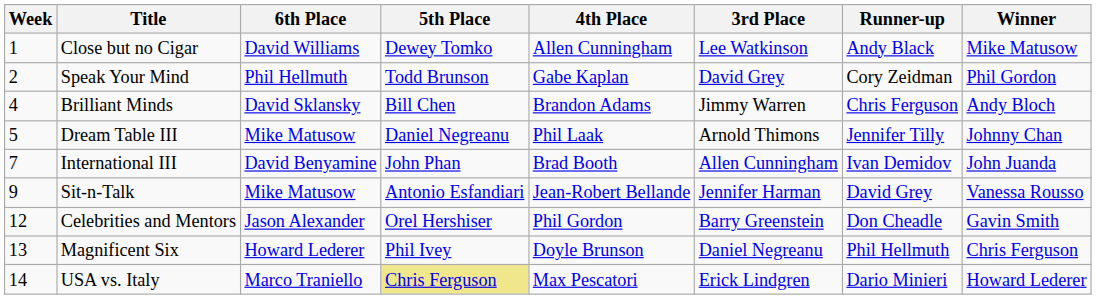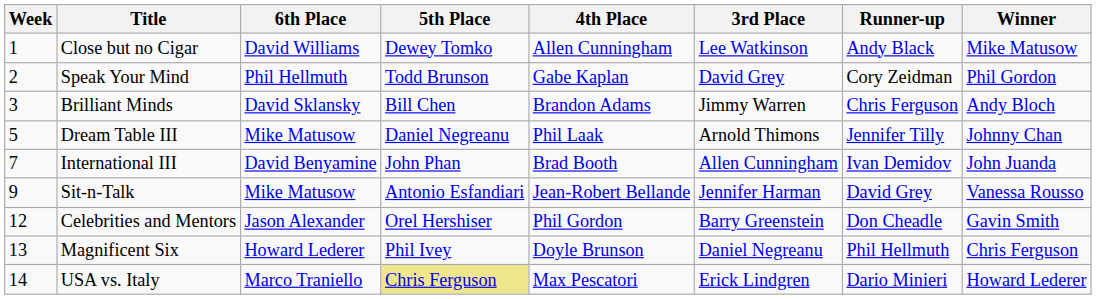(13, 105) 4 -> (13, 105) 3
